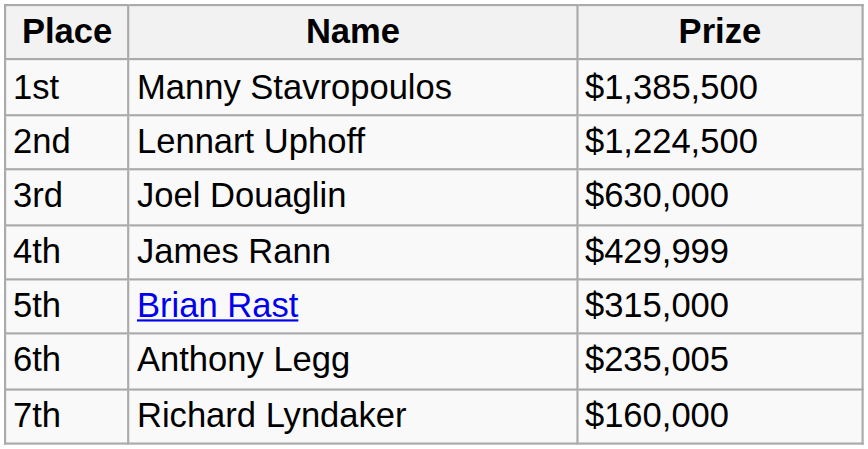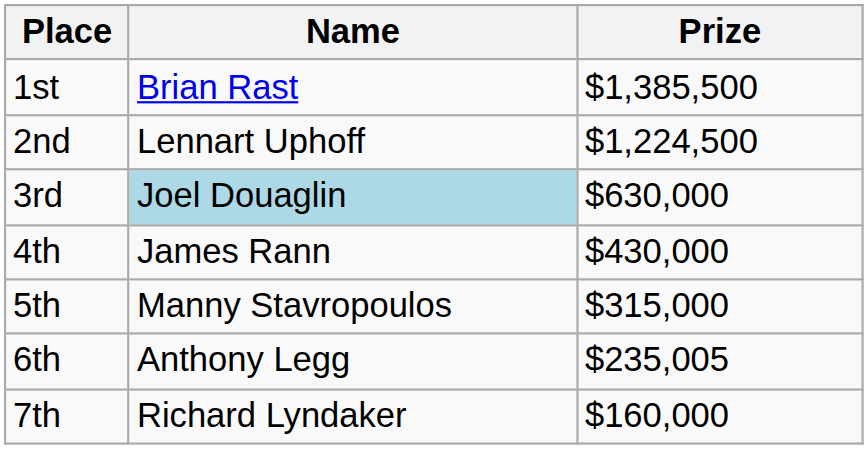(295, 86) Manny Stavropoulos -> (218, 86) Brian Rast
(242, 196) no background -> (242, 196) lightblue background
(657, 251) $429,999 -> (657, 251) $430,000
(218, 305) Brian Rast -> (295, 305) Manny Stavropoulos
